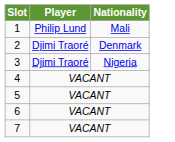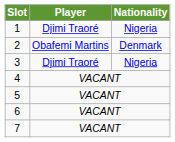(60, 29) Philip Lund -> (70, 29) Djimi Traoré
(120, 29) Mali -> (141, 29) Nigeria
(60, 45) Djimi Traoré -> (70, 45) Obafemi Martins
